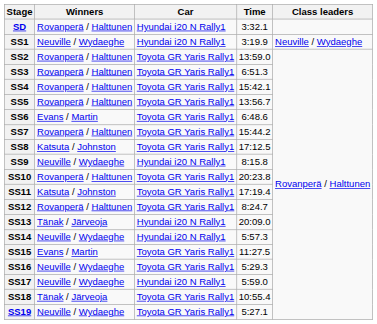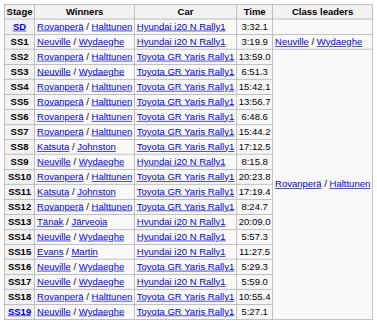(85, 71) Rovanperä / Halttunen -> (81, 71) Neuville / Wydaeghe
(67, 116) Evans / Martin -> (85, 116) Rovanperä / Halttunen
(186, 252) Toyota GR Yaris Rally1 -> (181, 252) Hyundai i20 N Rally1
(72, 297) Tänak / Järveoja -> (85, 297) Rovanperä / Halttunen
